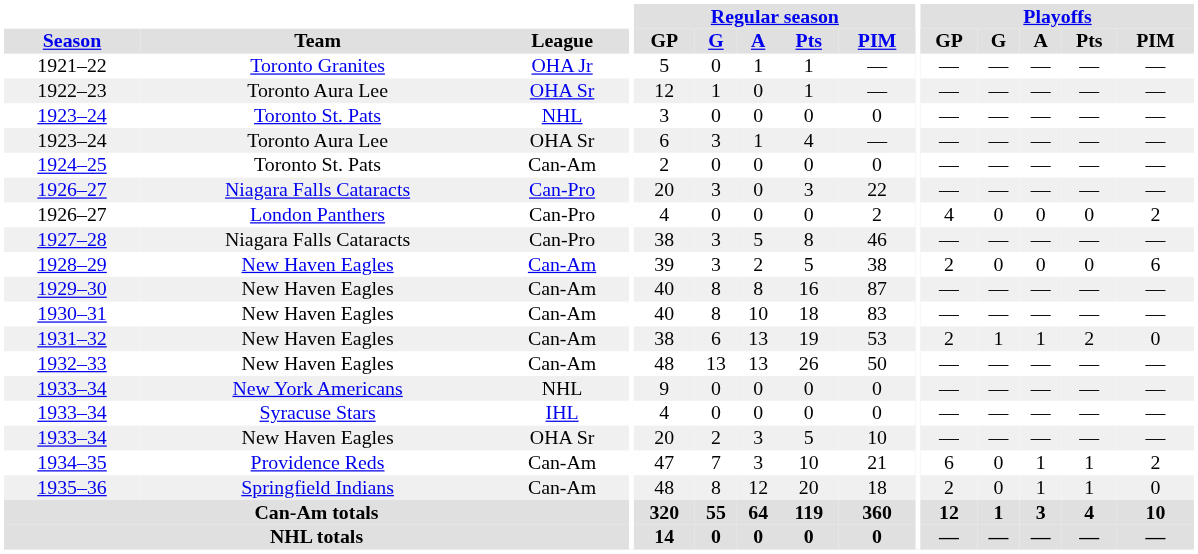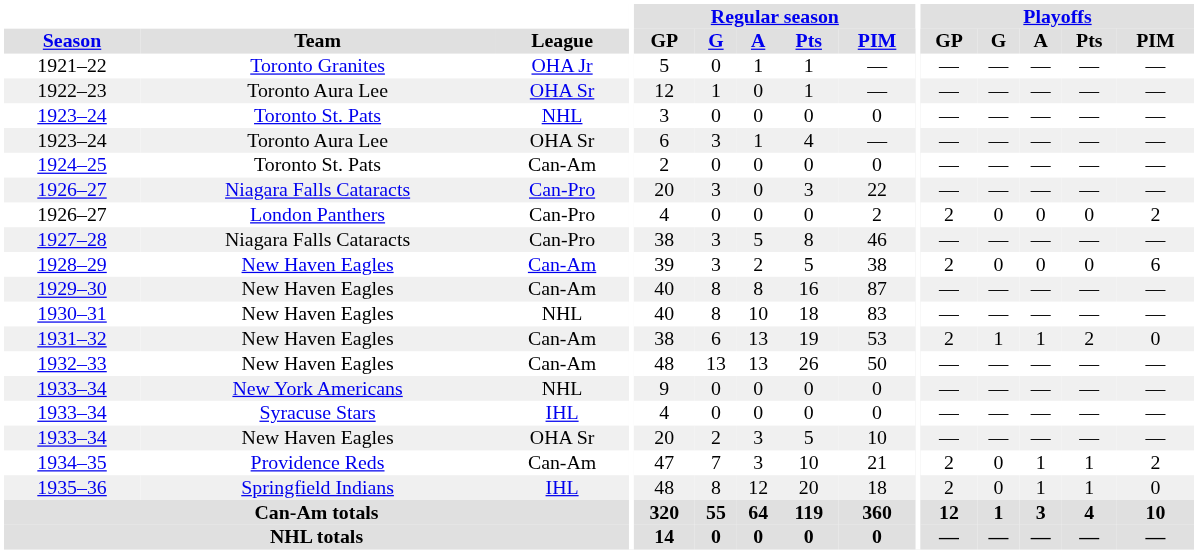(949, 214) 4 -> (949, 214) 2
(562, 313) Can-Am -> (562, 313) NHL
(949, 462) 6 -> (949, 462) 2
(562, 487) Can-Am -> (562, 487) IHL
